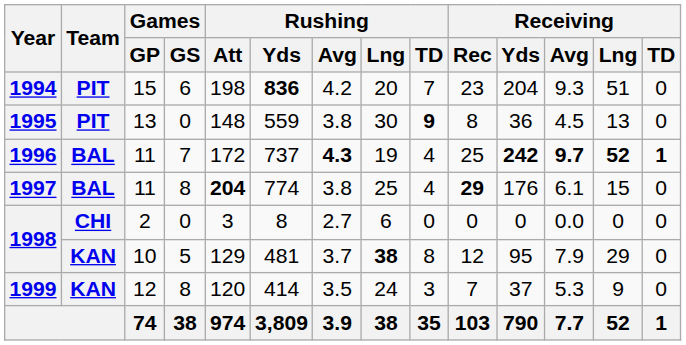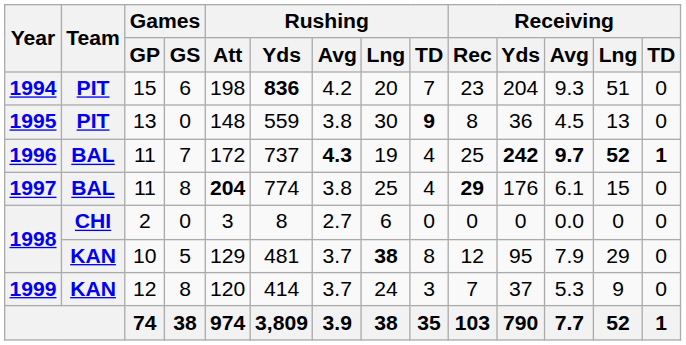(337, 289) 3.5 -> (337, 289) 3.7
